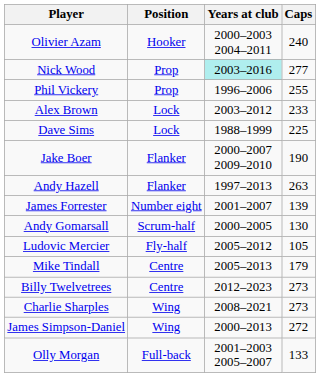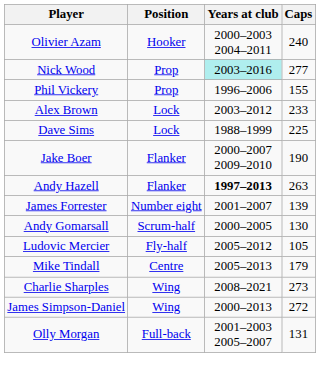(298, 89) 255 -> (298, 89) 155
(243, 185) normal -> (243, 185) bold
- row: (66, 287)
(298, 355) 133 -> (298, 334) 131
